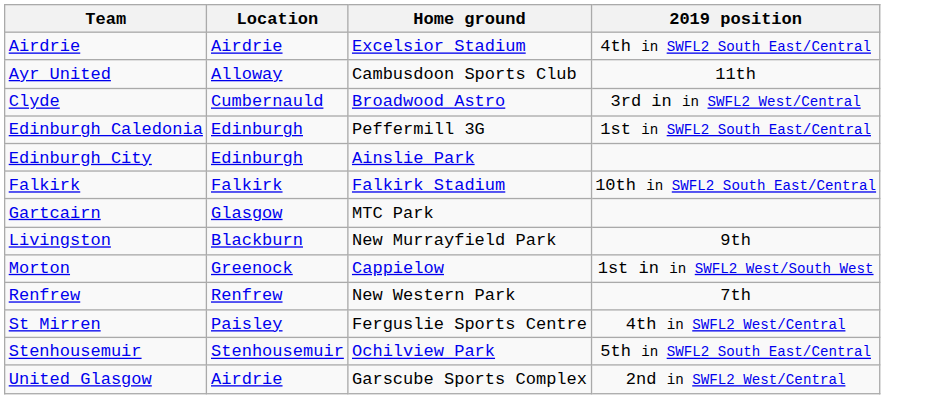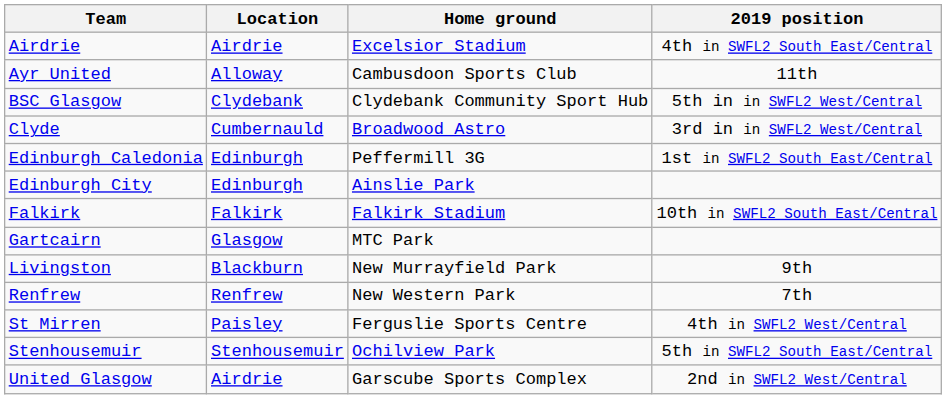+ row: (65, 102)
- row: (39, 268)
